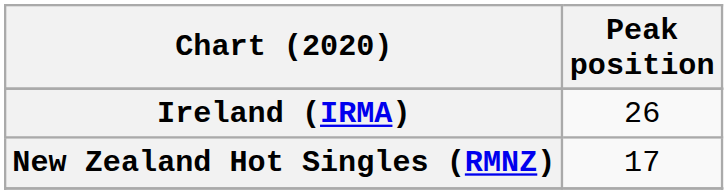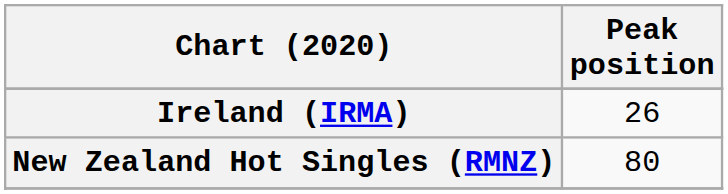(642, 163) 17 -> (642, 163) 80
